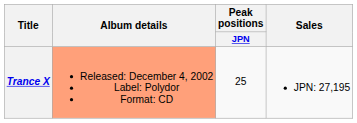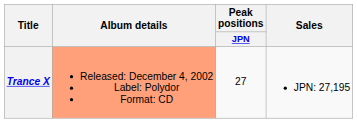(241, 82) 25 -> (241, 82) 27
